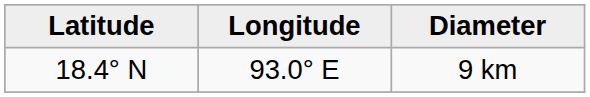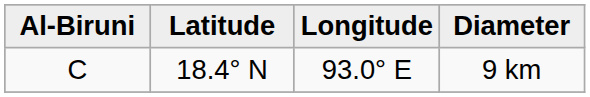+ column: (77, 26)
